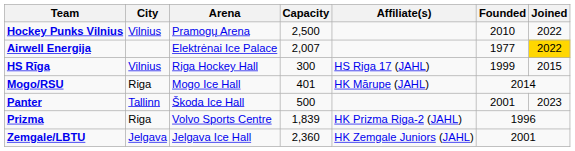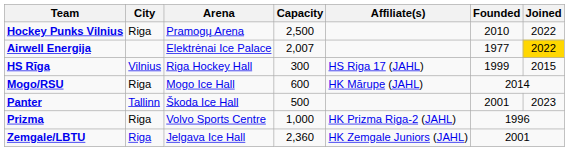(145, 31) Vilnius -> (140, 31) Riga
(306, 84) 401 -> (300, 84) 600
(306, 119) 1,839 -> (300, 119) 1,000
(148, 137) Jelgava -> (140, 137) Riga
